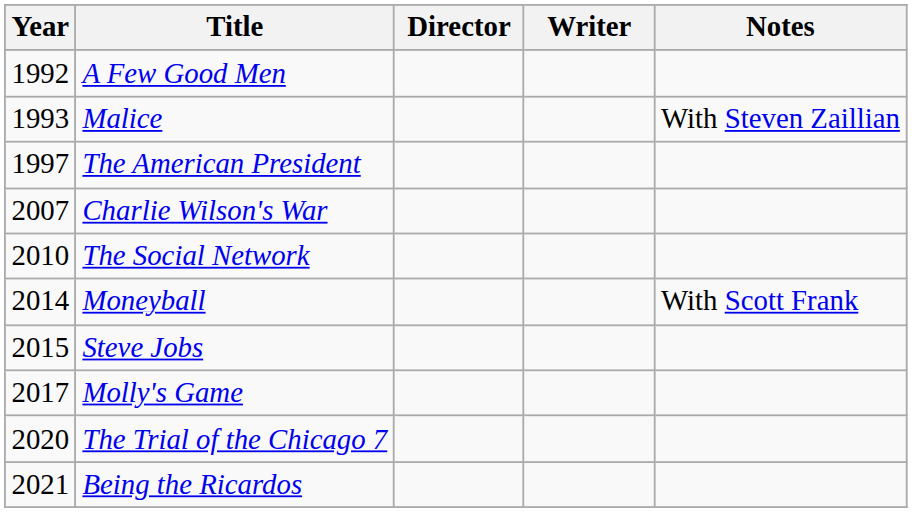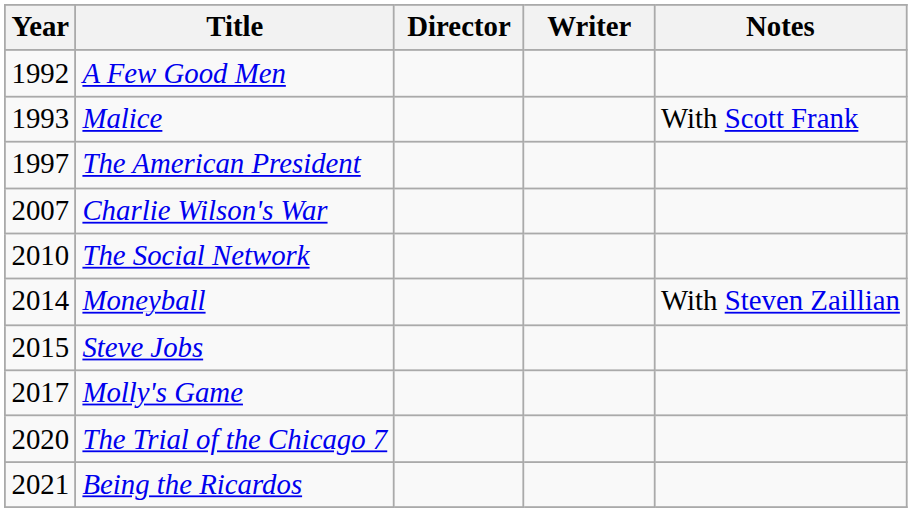(780, 118) With Steven Zaillian -> (760, 118) With Scott Frank
(760, 301) With Scott Frank -> (780, 301) With Steven Zaillian
